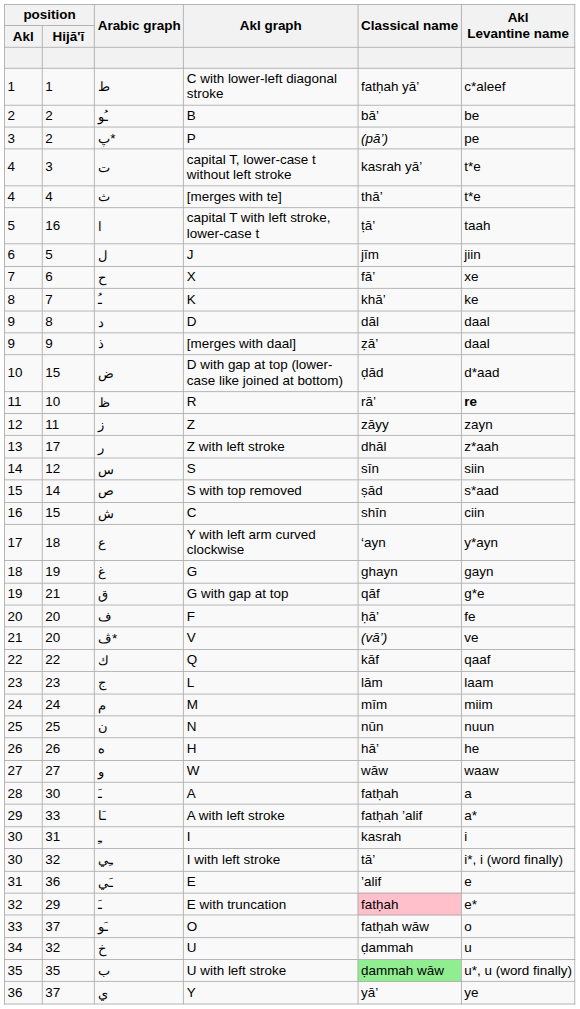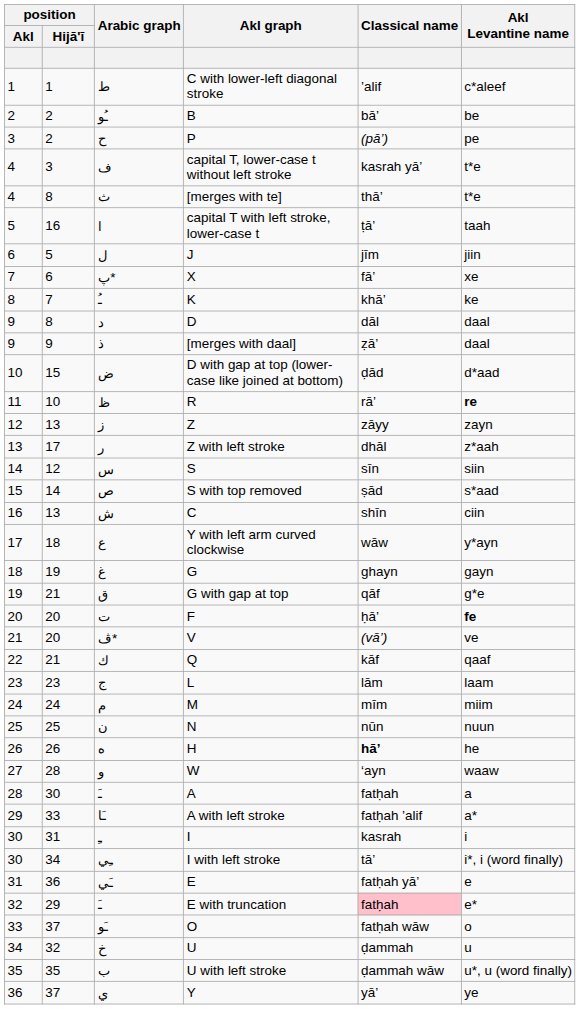(390, 86) fatḥah yā’ -> (371, 86) ’alif
(107, 138) پ* -> (102, 138) ح
(104, 167) ت -> (105, 167) ف
(49, 196) 4 -> (49, 196) 8
(102, 277) ح -> (107, 277) پ*
(52, 424) 11 -> (53, 424) 13
(53, 513) 15 -> (53, 513) 13
(373, 542) ‘ayn -> (374, 542) wāw
(105, 616) ف -> (104, 616) ت
(470, 616) normal -> (470, 616) bold
(53, 660) 22 -> (53, 660) 21
(370, 749) normal -> (371, 749) bold
(53, 771) 27 -> (53, 771) 28
(374, 771) wāw -> (373, 771) ‘ayn
(53, 859) 32 -> (53, 859) 34
(371, 882) ’alif -> (390, 882) fatḥah yā’
(402, 970) lightgreen background -> (402, 970) no background
